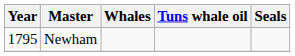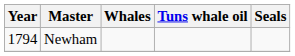(23, 39) 1795 -> (23, 39) 1794
